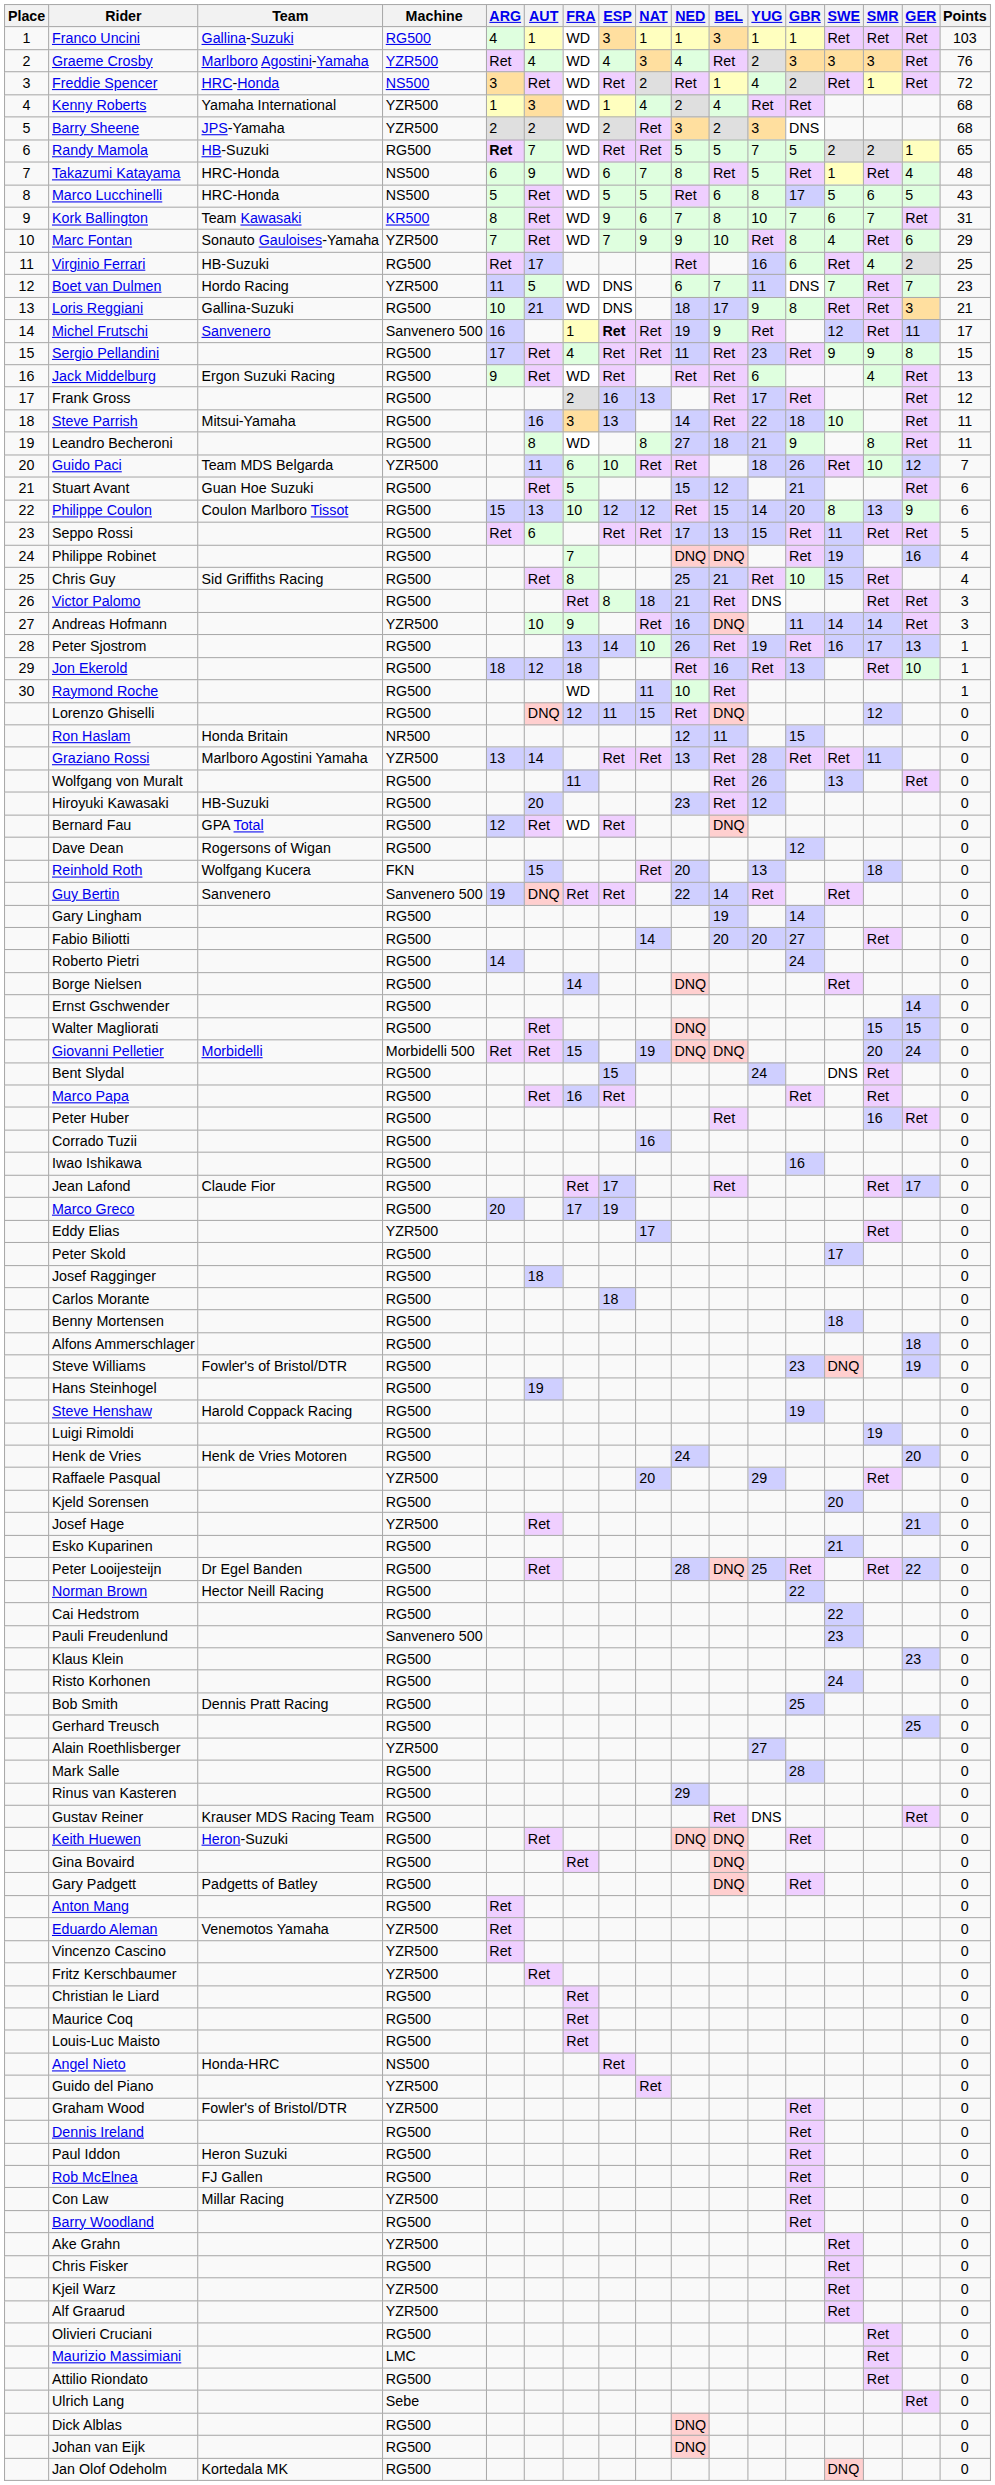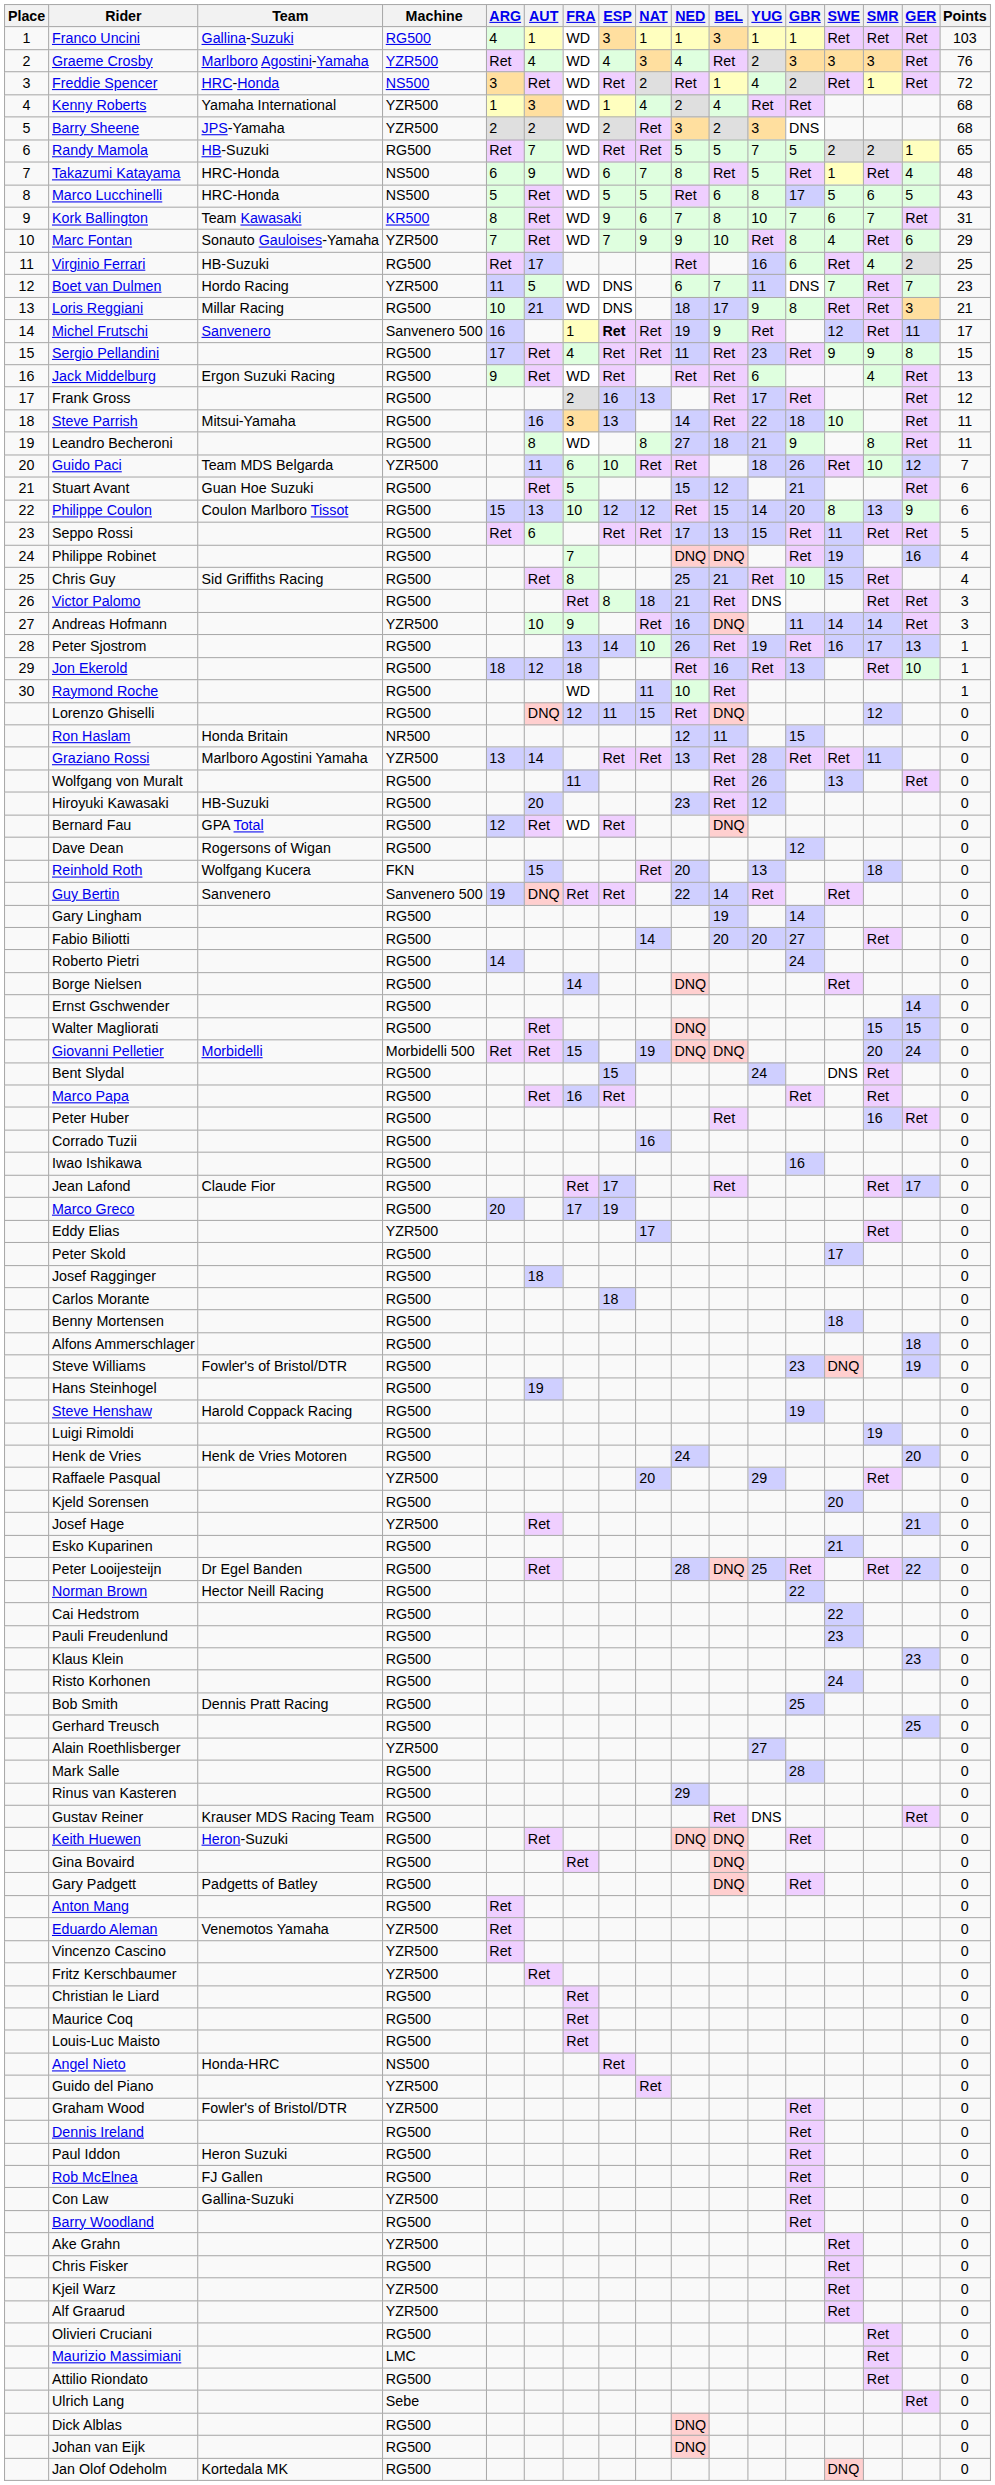(501, 150) bold -> (500, 150) normal
(248, 308) Gallina-Suzuki -> (243, 308) Millar Racing
(434, 1636) Sanvenero 500 -> (408, 1636) RG500
(243, 2199) Millar Racing -> (248, 2199) Gallina-Suzuki
